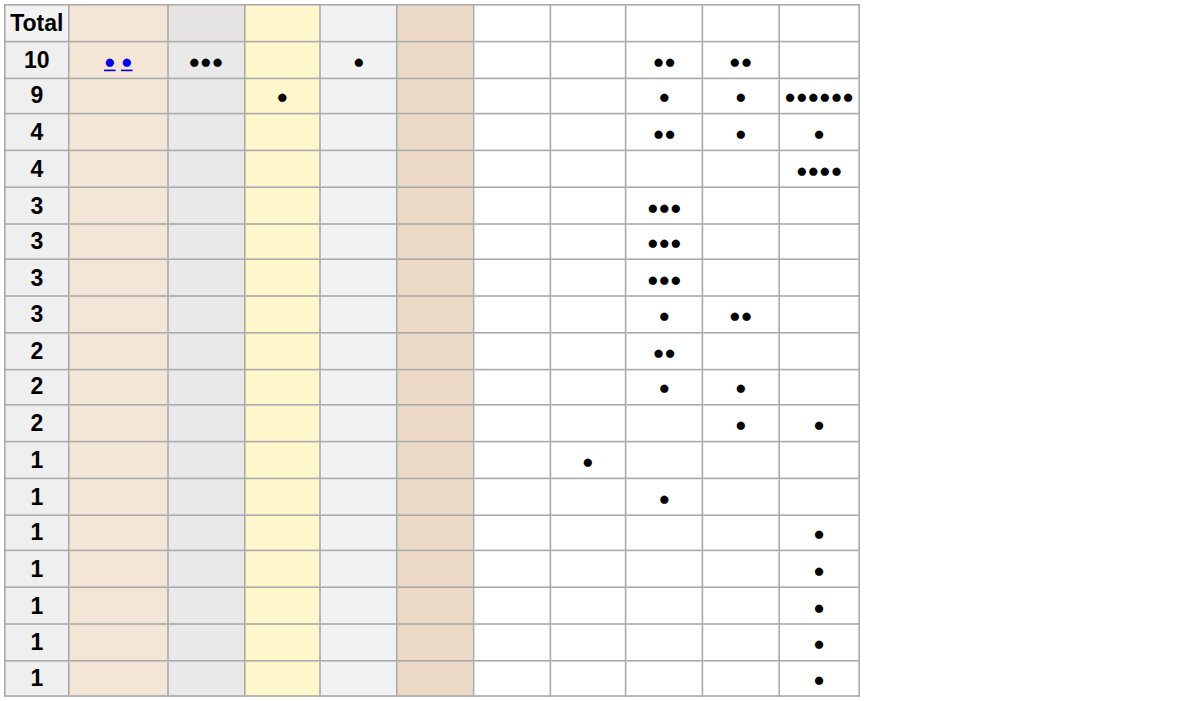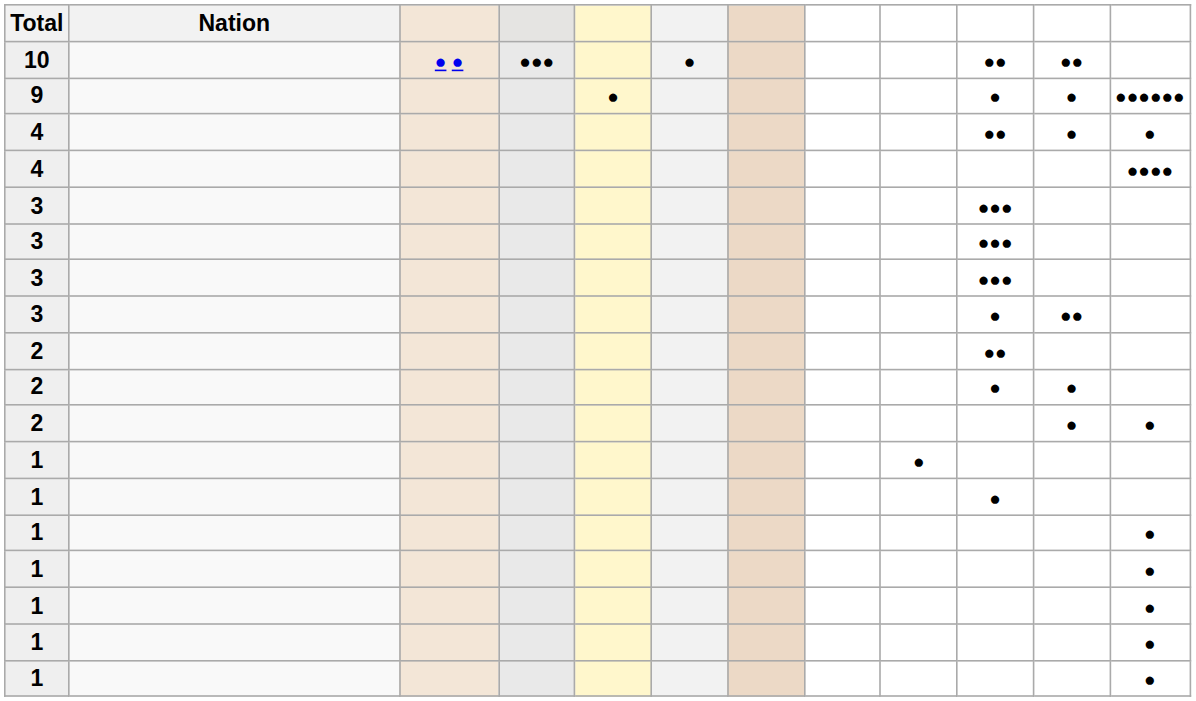+ column: (234, 23)
